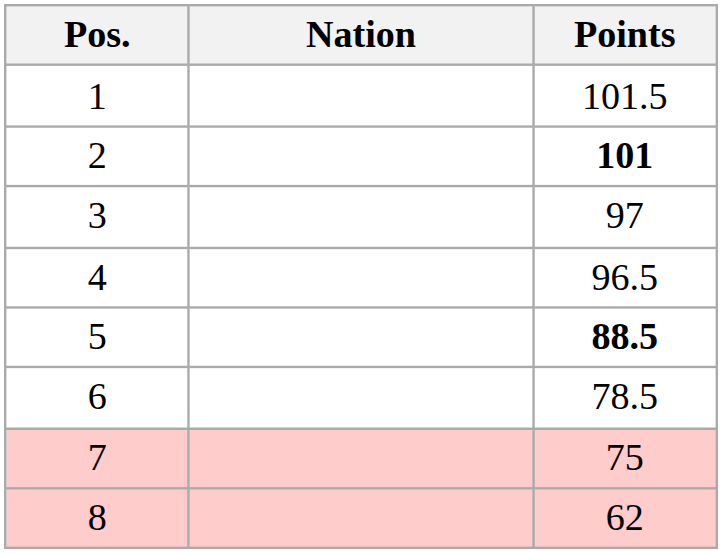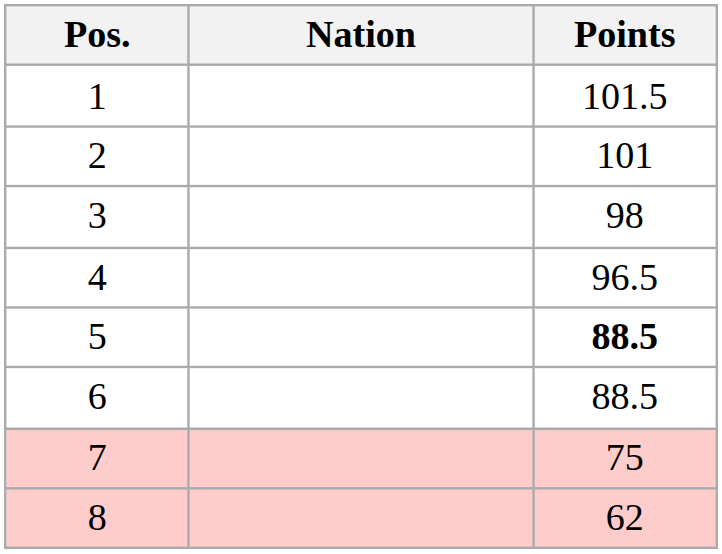(625, 155) bold -> (625, 155) normal
(625, 215) 97 -> (625, 215) 98
(625, 397) 78.5 -> (625, 397) 88.5
